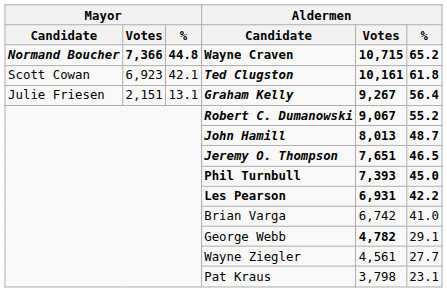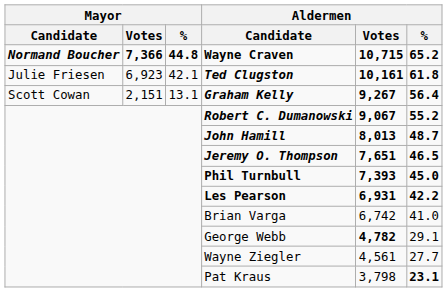(49, 75) Scott Cowan -> (56, 75) Julie Friesen
(56, 95) Julie Friesen -> (49, 95) Scott Cowan
(424, 277) normal -> (424, 277) bold
